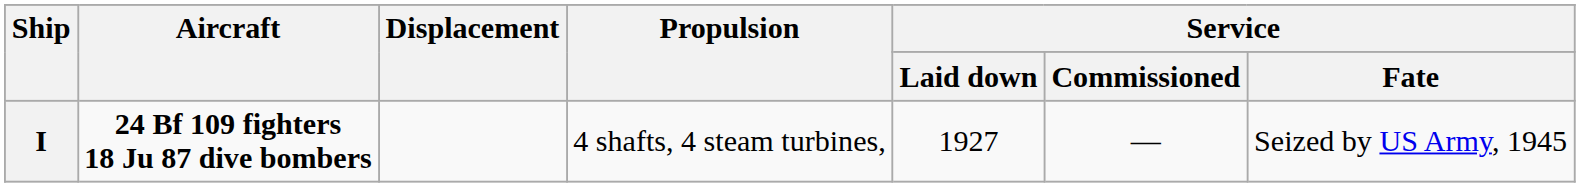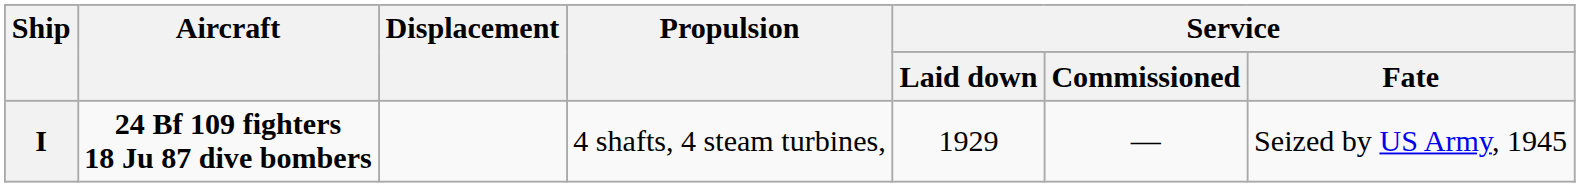(969, 140) 1927 -> (969, 140) 1929
